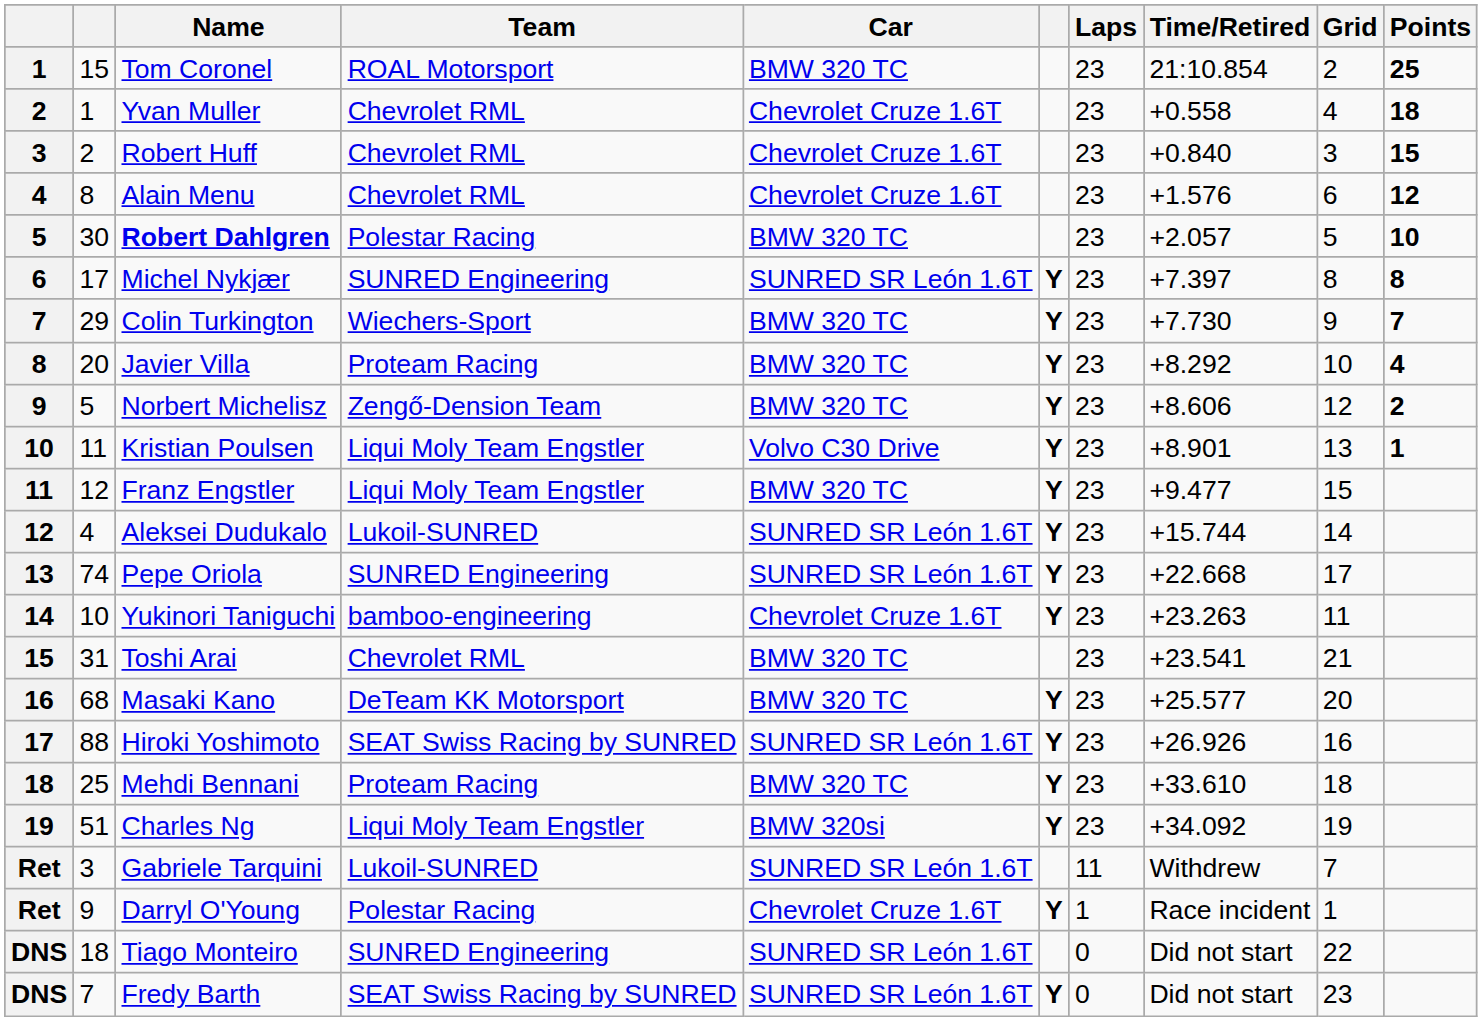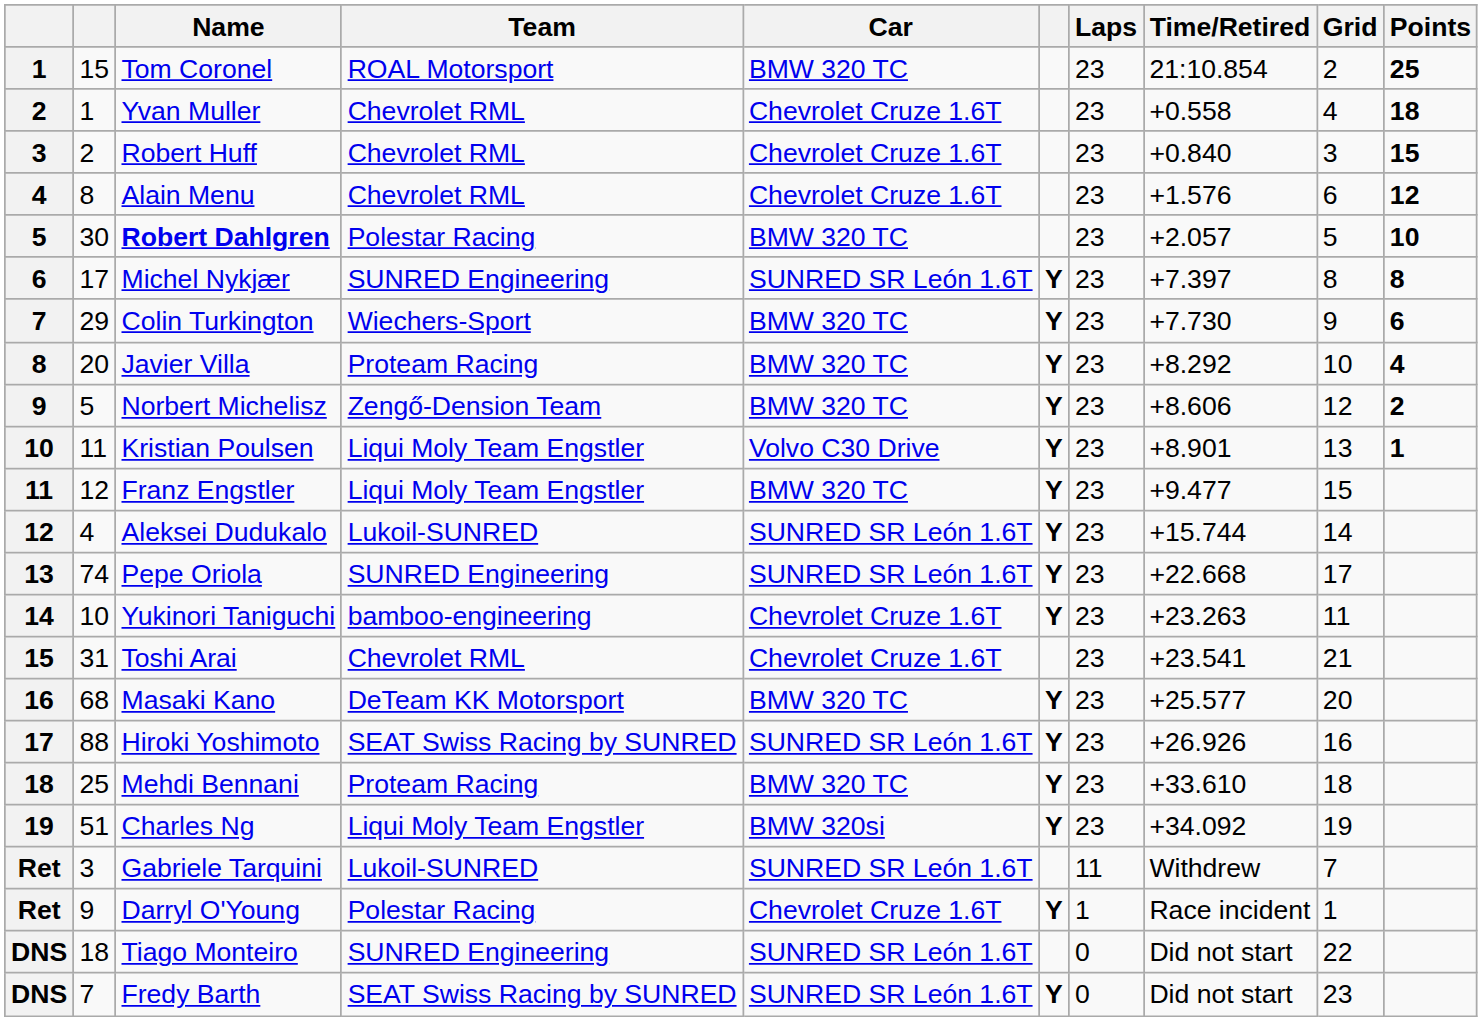(1397, 321) 7 -> (1397, 321) 6
(828, 658) BMW 320 TC -> (875, 658) Chevrolet Cruze 1.6T
